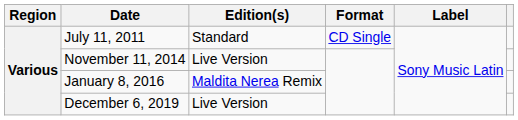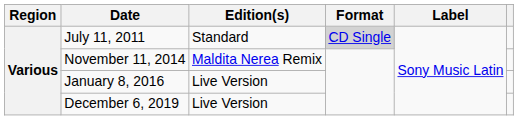(360, 37) no background -> (360, 37) lightgrey background
(230, 59) Live Version -> (257, 59) Maldita Nerea Remix
(257, 81) Maldita Nerea Remix -> (230, 81) Live Version
